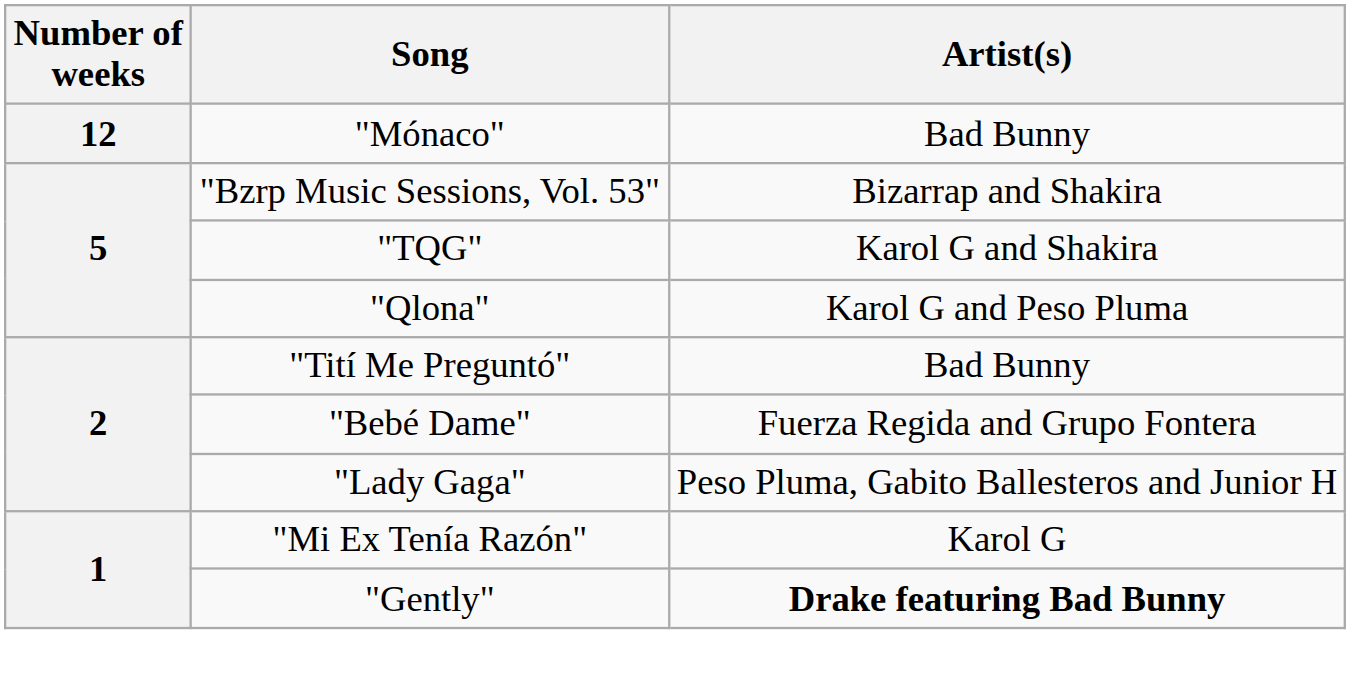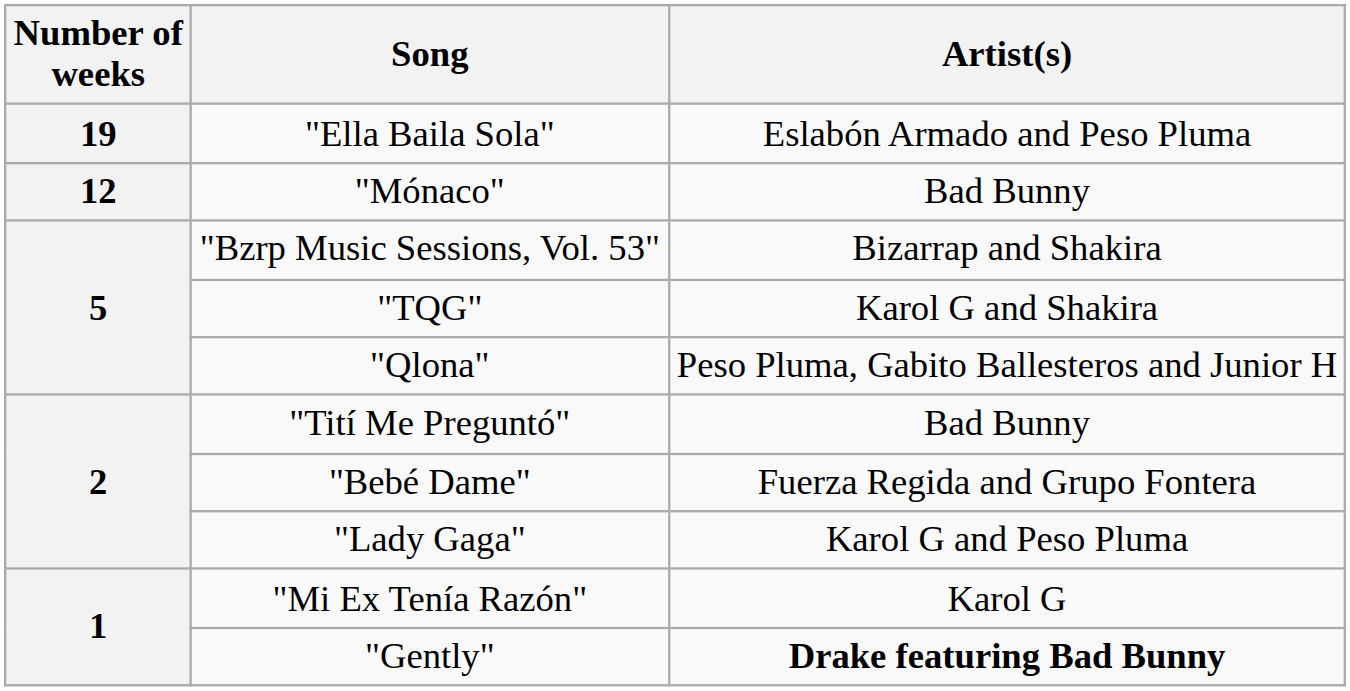+ row: (430, 132)
(1007, 307) Karol G and Peso Pluma -> (1007, 365) Peso Pluma, Gabito Ballesteros and Junior H
(1007, 481) Peso Pluma, Gabito Ballesteros and Junior H -> (1007, 539) Karol G and Peso Pluma
